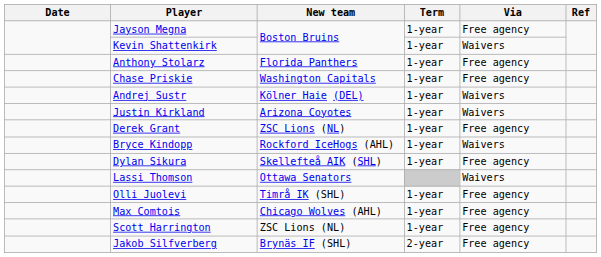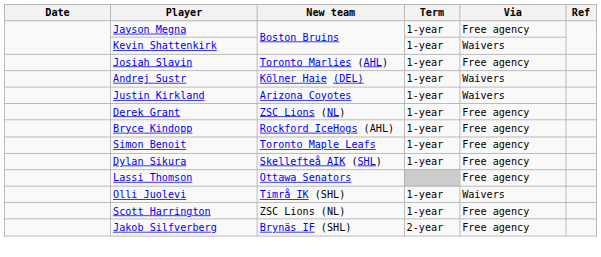- row: (159, 62)
- row: (153, 79)
+ row: (153, 62)
(483, 145) Waivers -> (496, 128) Free agency
+ row: (150, 145)
(483, 178) Waivers -> (496, 178) Free agency
(496, 194) Free agency -> (483, 194) Waivers
- row: (147, 211)
